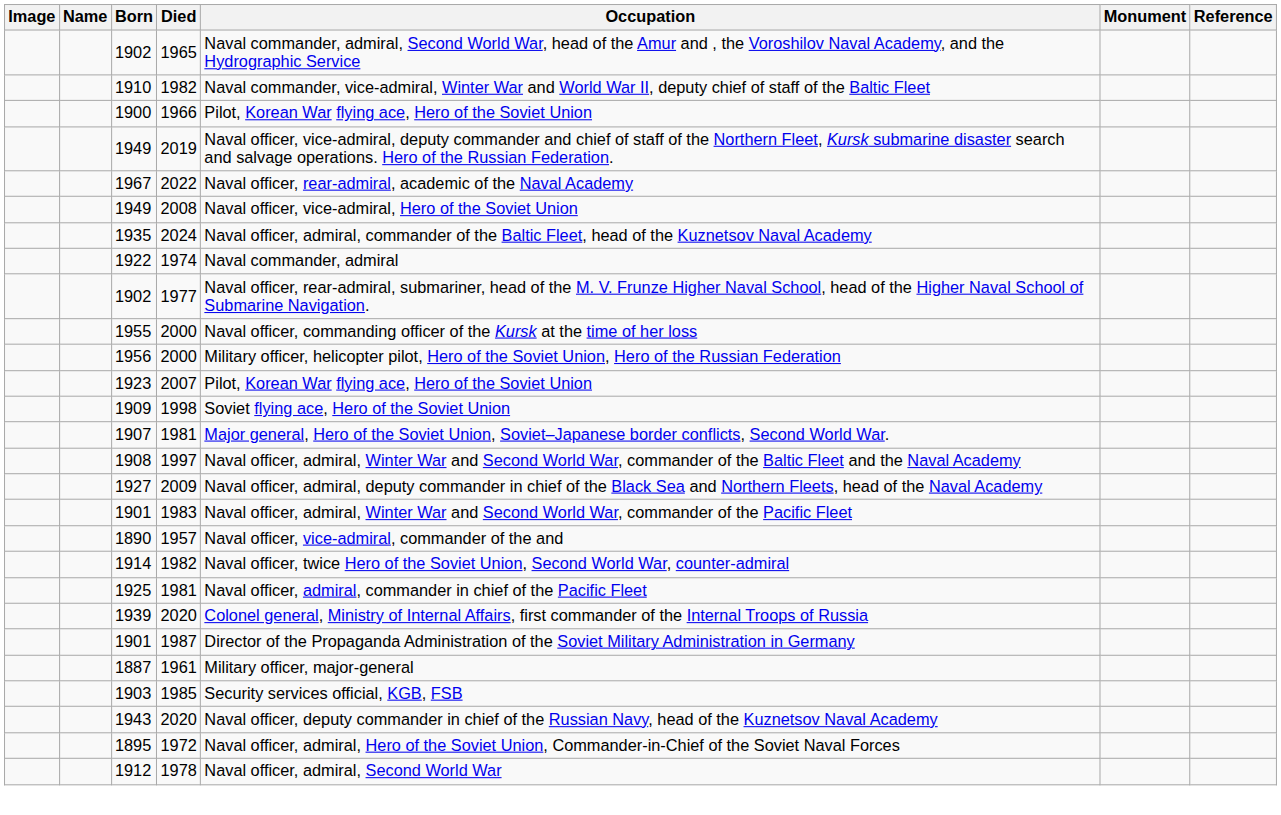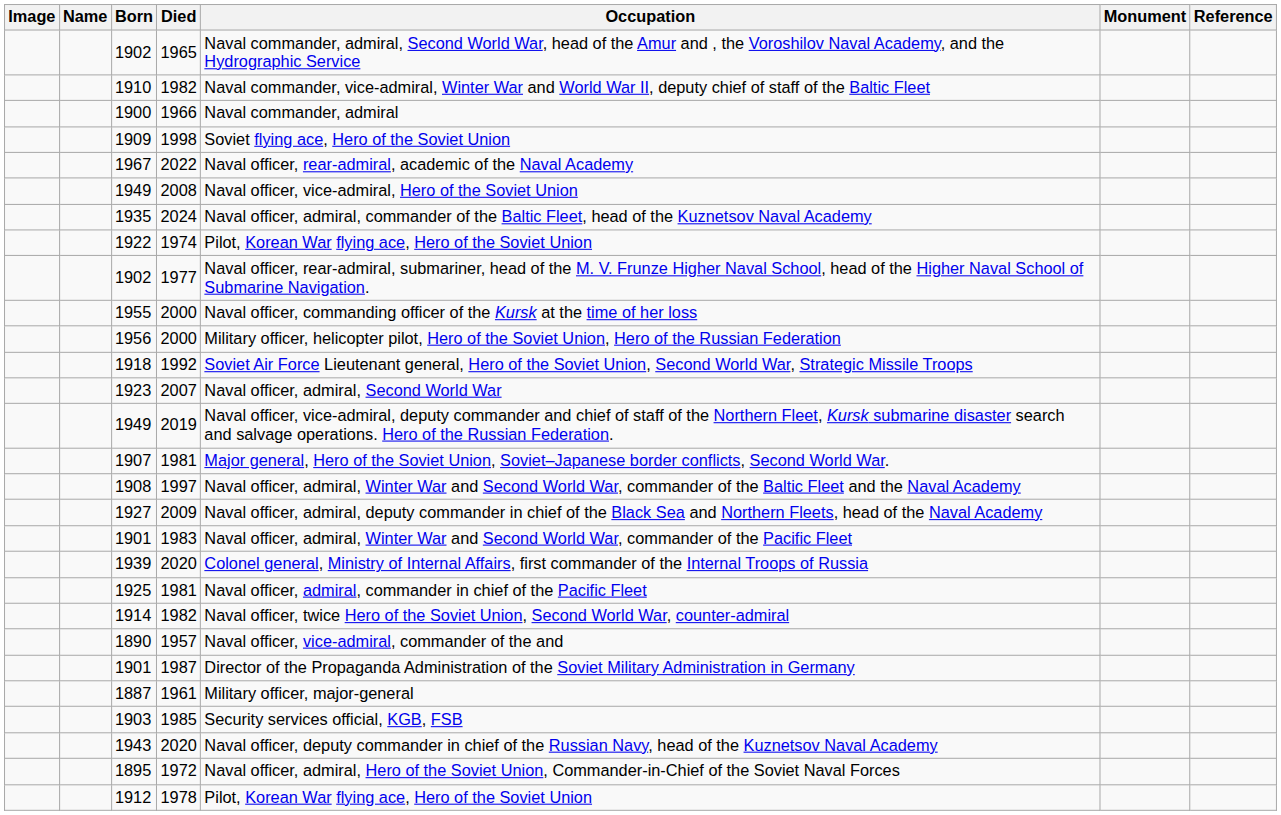(398, 113) Pilot, Korean War flying ace, Hero of the Soviet Union -> (301, 113) Naval commander, admiral
rows swapped: (133, 408) <-> (133, 148)
(301, 261) Naval commander, admiral -> (398, 242) Pilot, Korean War flying ace, Hero of the Soviet Union
+ row: (133, 364)
(398, 383) Pilot, Korean War flying ace, Hero of the Soviet Union -> (353, 390) Naval officer, admiral, Second World War
rows swapped: (133, 616) <-> (133, 538)
rows swapped: (133, 564) <-> (133, 590)
(353, 771) Naval officer, admiral, Second World War -> (398, 797) Pilot, Korean War flying ace, Hero of the Soviet Union
